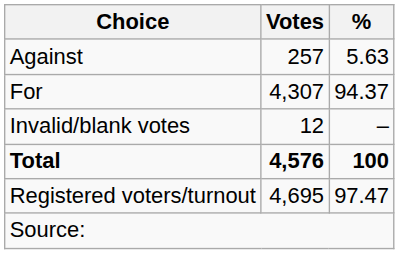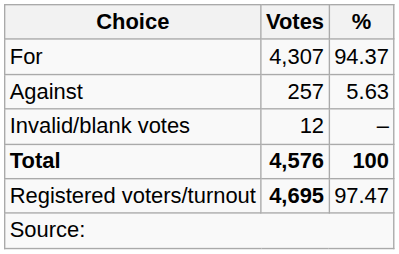rows swapped: (26, 91) <-> (46, 56)
(297, 195) normal -> (297, 195) bold
